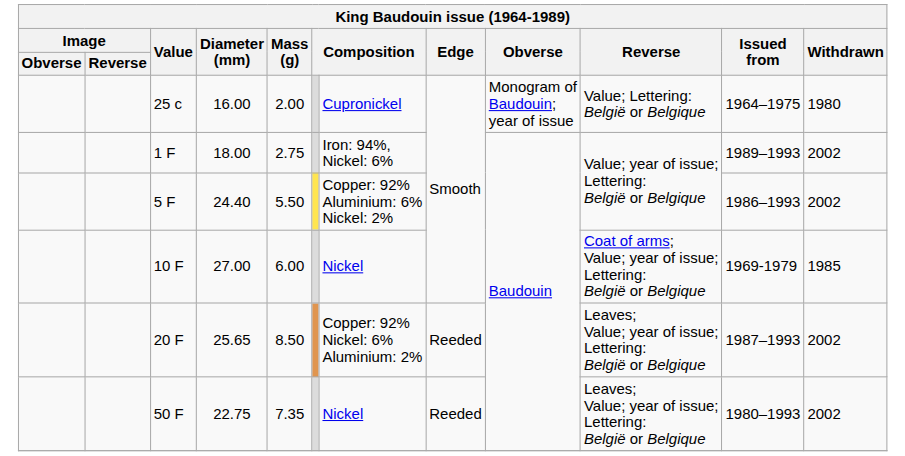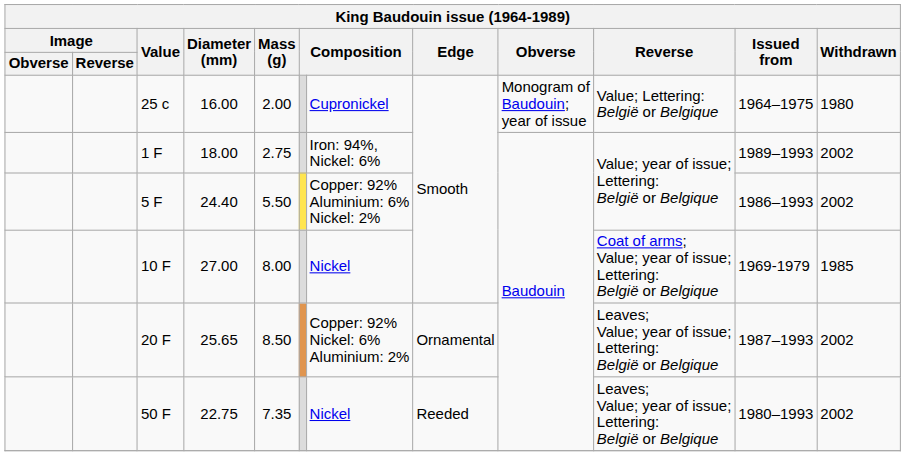(290, 266) 6.00 -> (277, 266) 8.00
(456, 340) Reeded -> (456, 340) Ornamental
